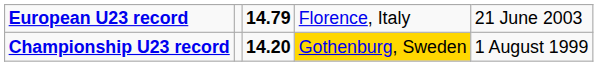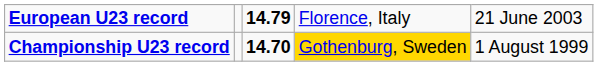(268, 46) 14.20 -> (268, 46) 14.70
